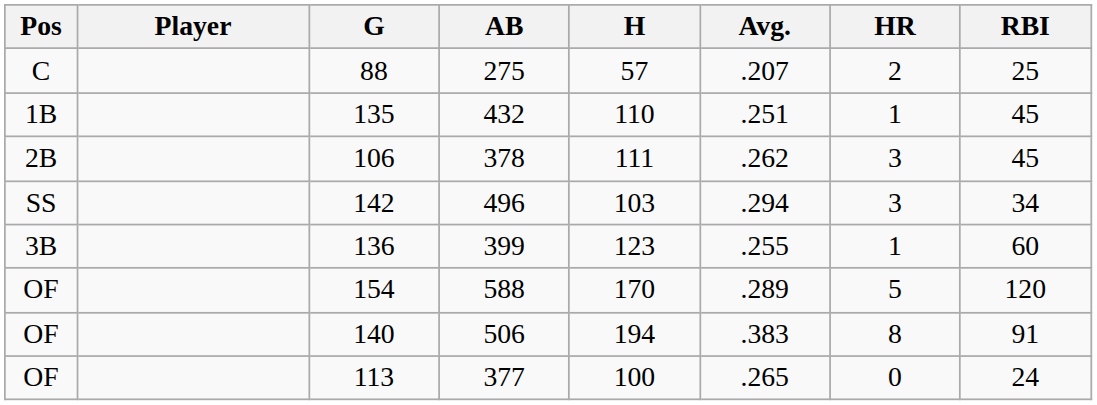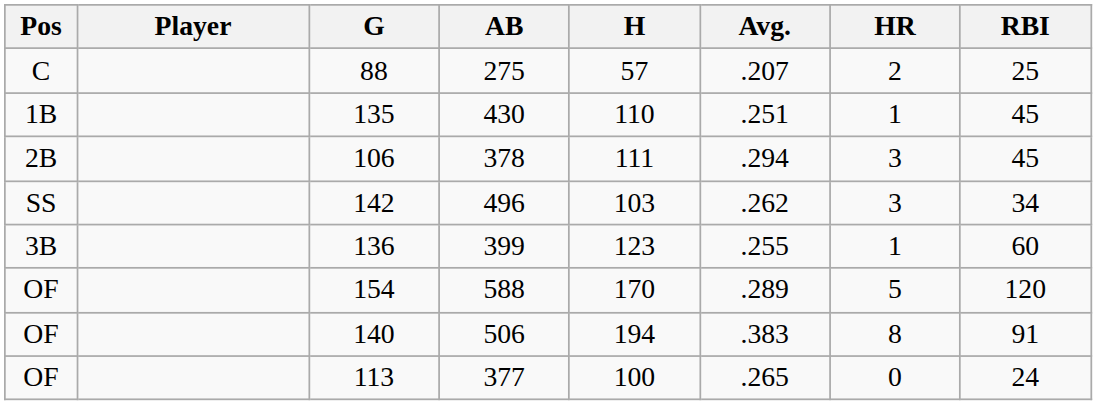(504, 114) 432 -> (504, 114) 430
(765, 158) .262 -> (765, 158) .294
(765, 202) .294 -> (765, 202) .262
